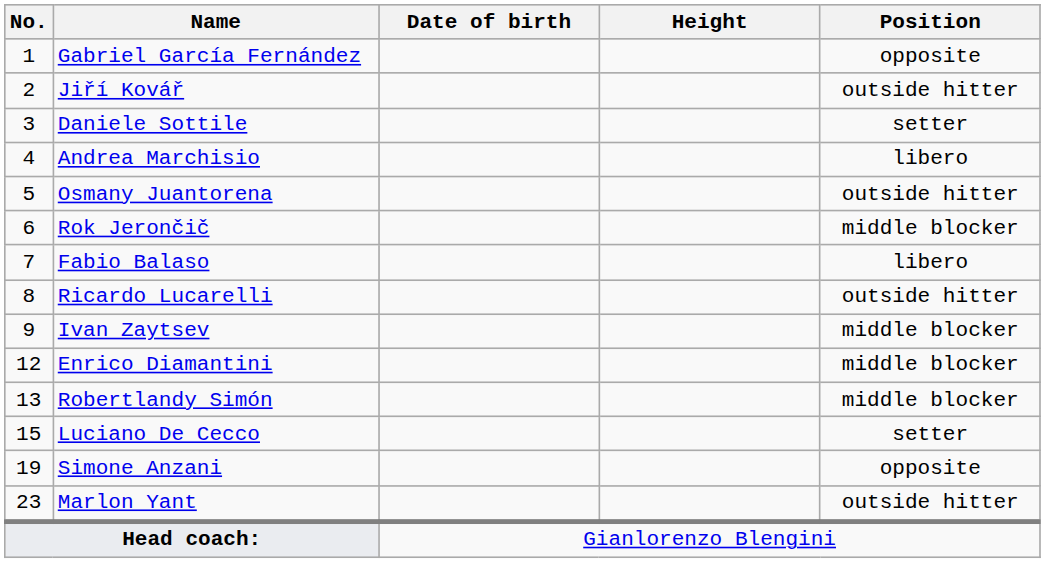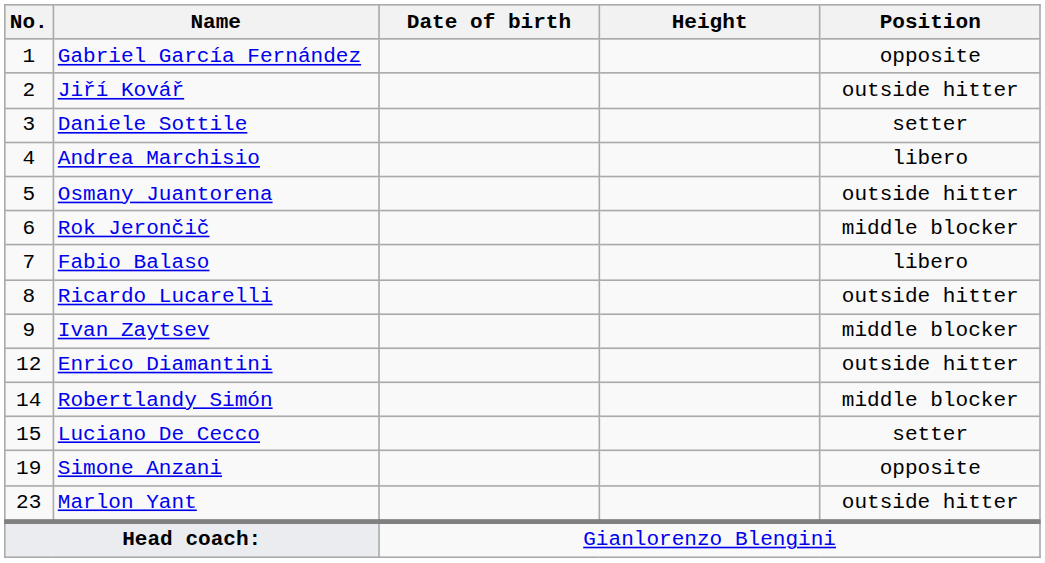(930, 365) middle blocker -> (930, 365) outside hitter
(29, 400) 13 -> (29, 400) 14
